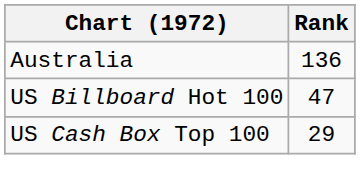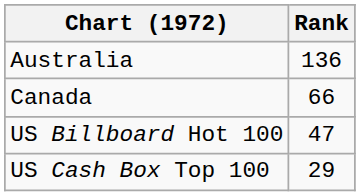+ row: (51, 98)
